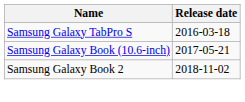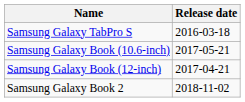+ row: (84, 69)
